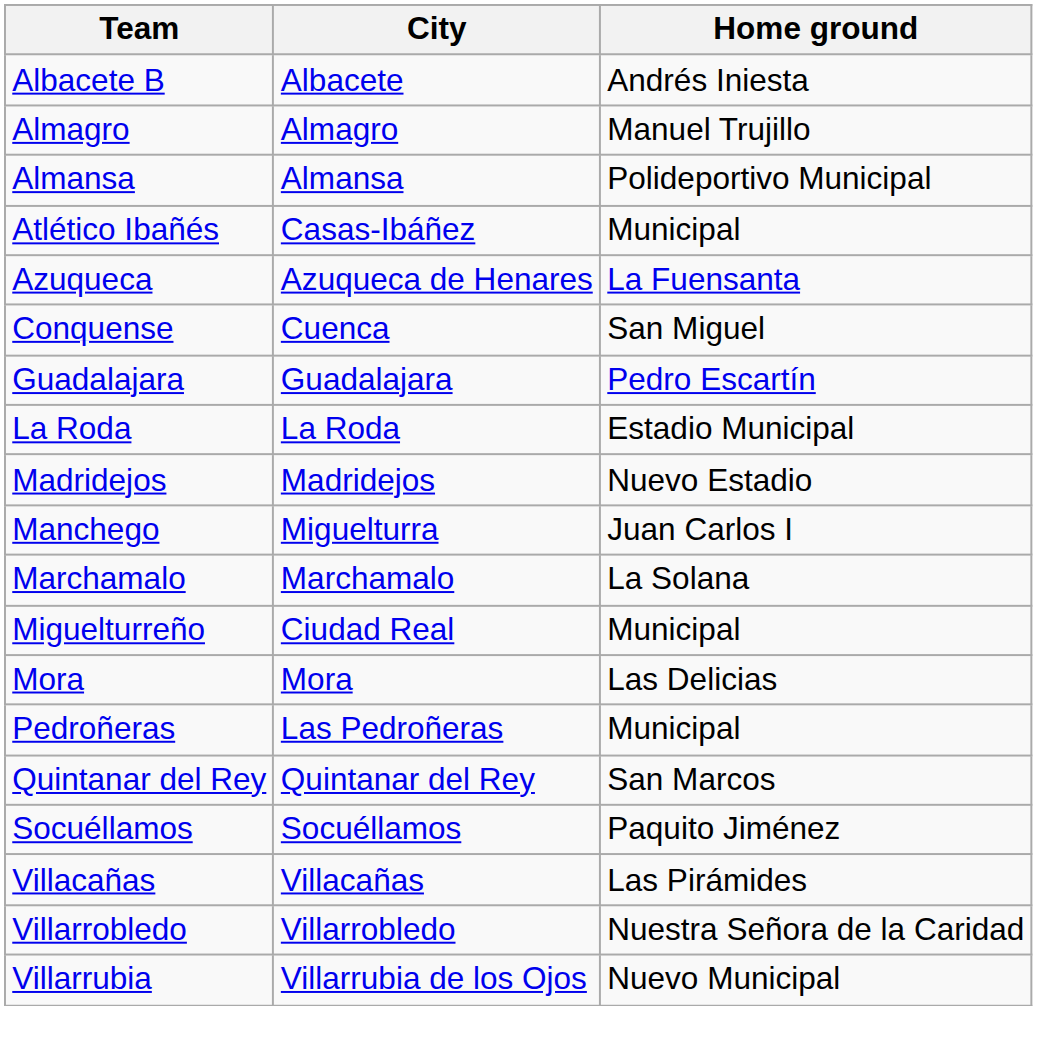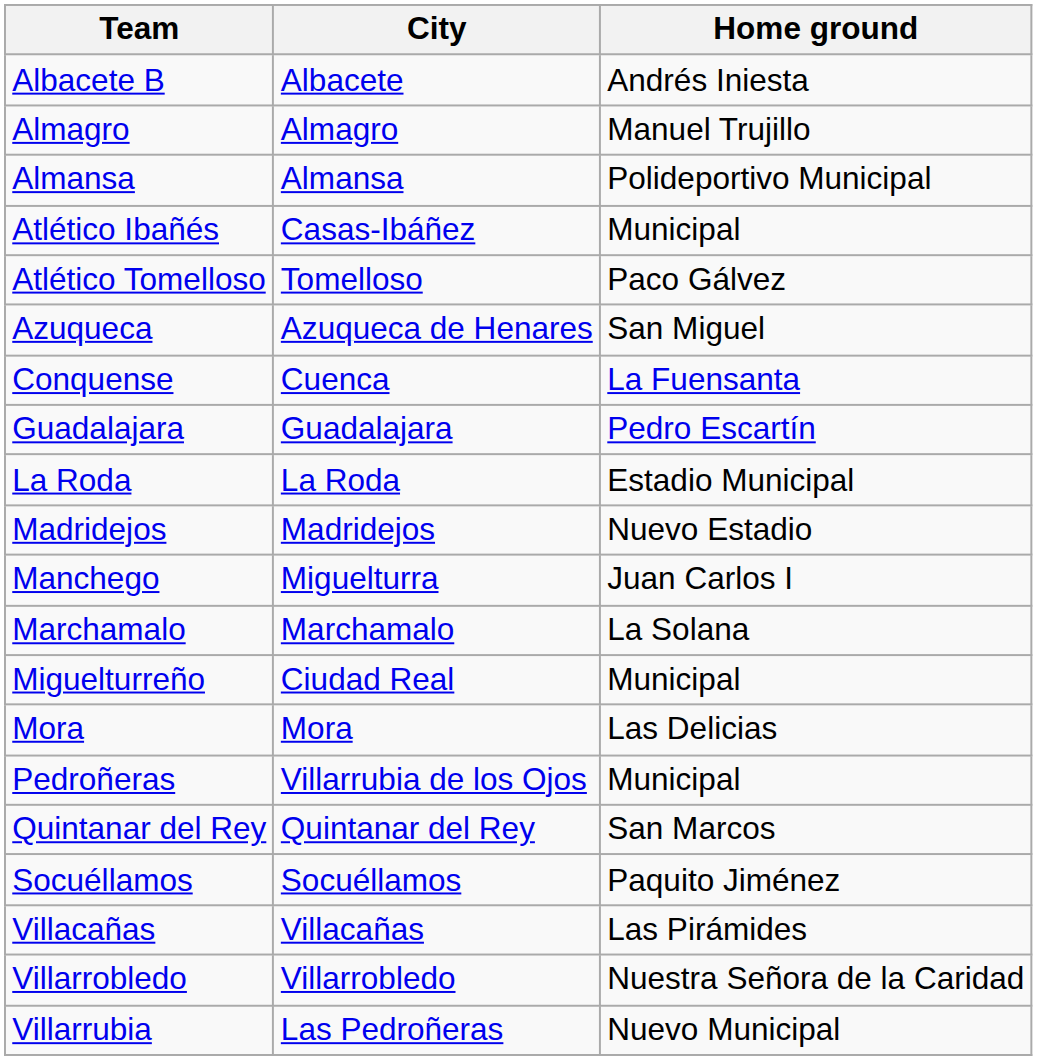+ row: (139, 279)
(704, 279) La Fuensanta -> (686, 329) San Miguel
(686, 329) San Miguel -> (704, 379) La Fuensanta
(392, 729) Las Pedroñeras -> (434, 779) Villarrubia de los Ojos
(434, 979) Villarrubia de los Ojos -> (392, 1029) Las Pedroñeras
